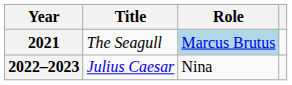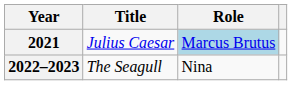(124, 42) The Seagull -> (131, 42) Julius Caesar
(131, 67) Julius Caesar -> (124, 67) The Seagull
